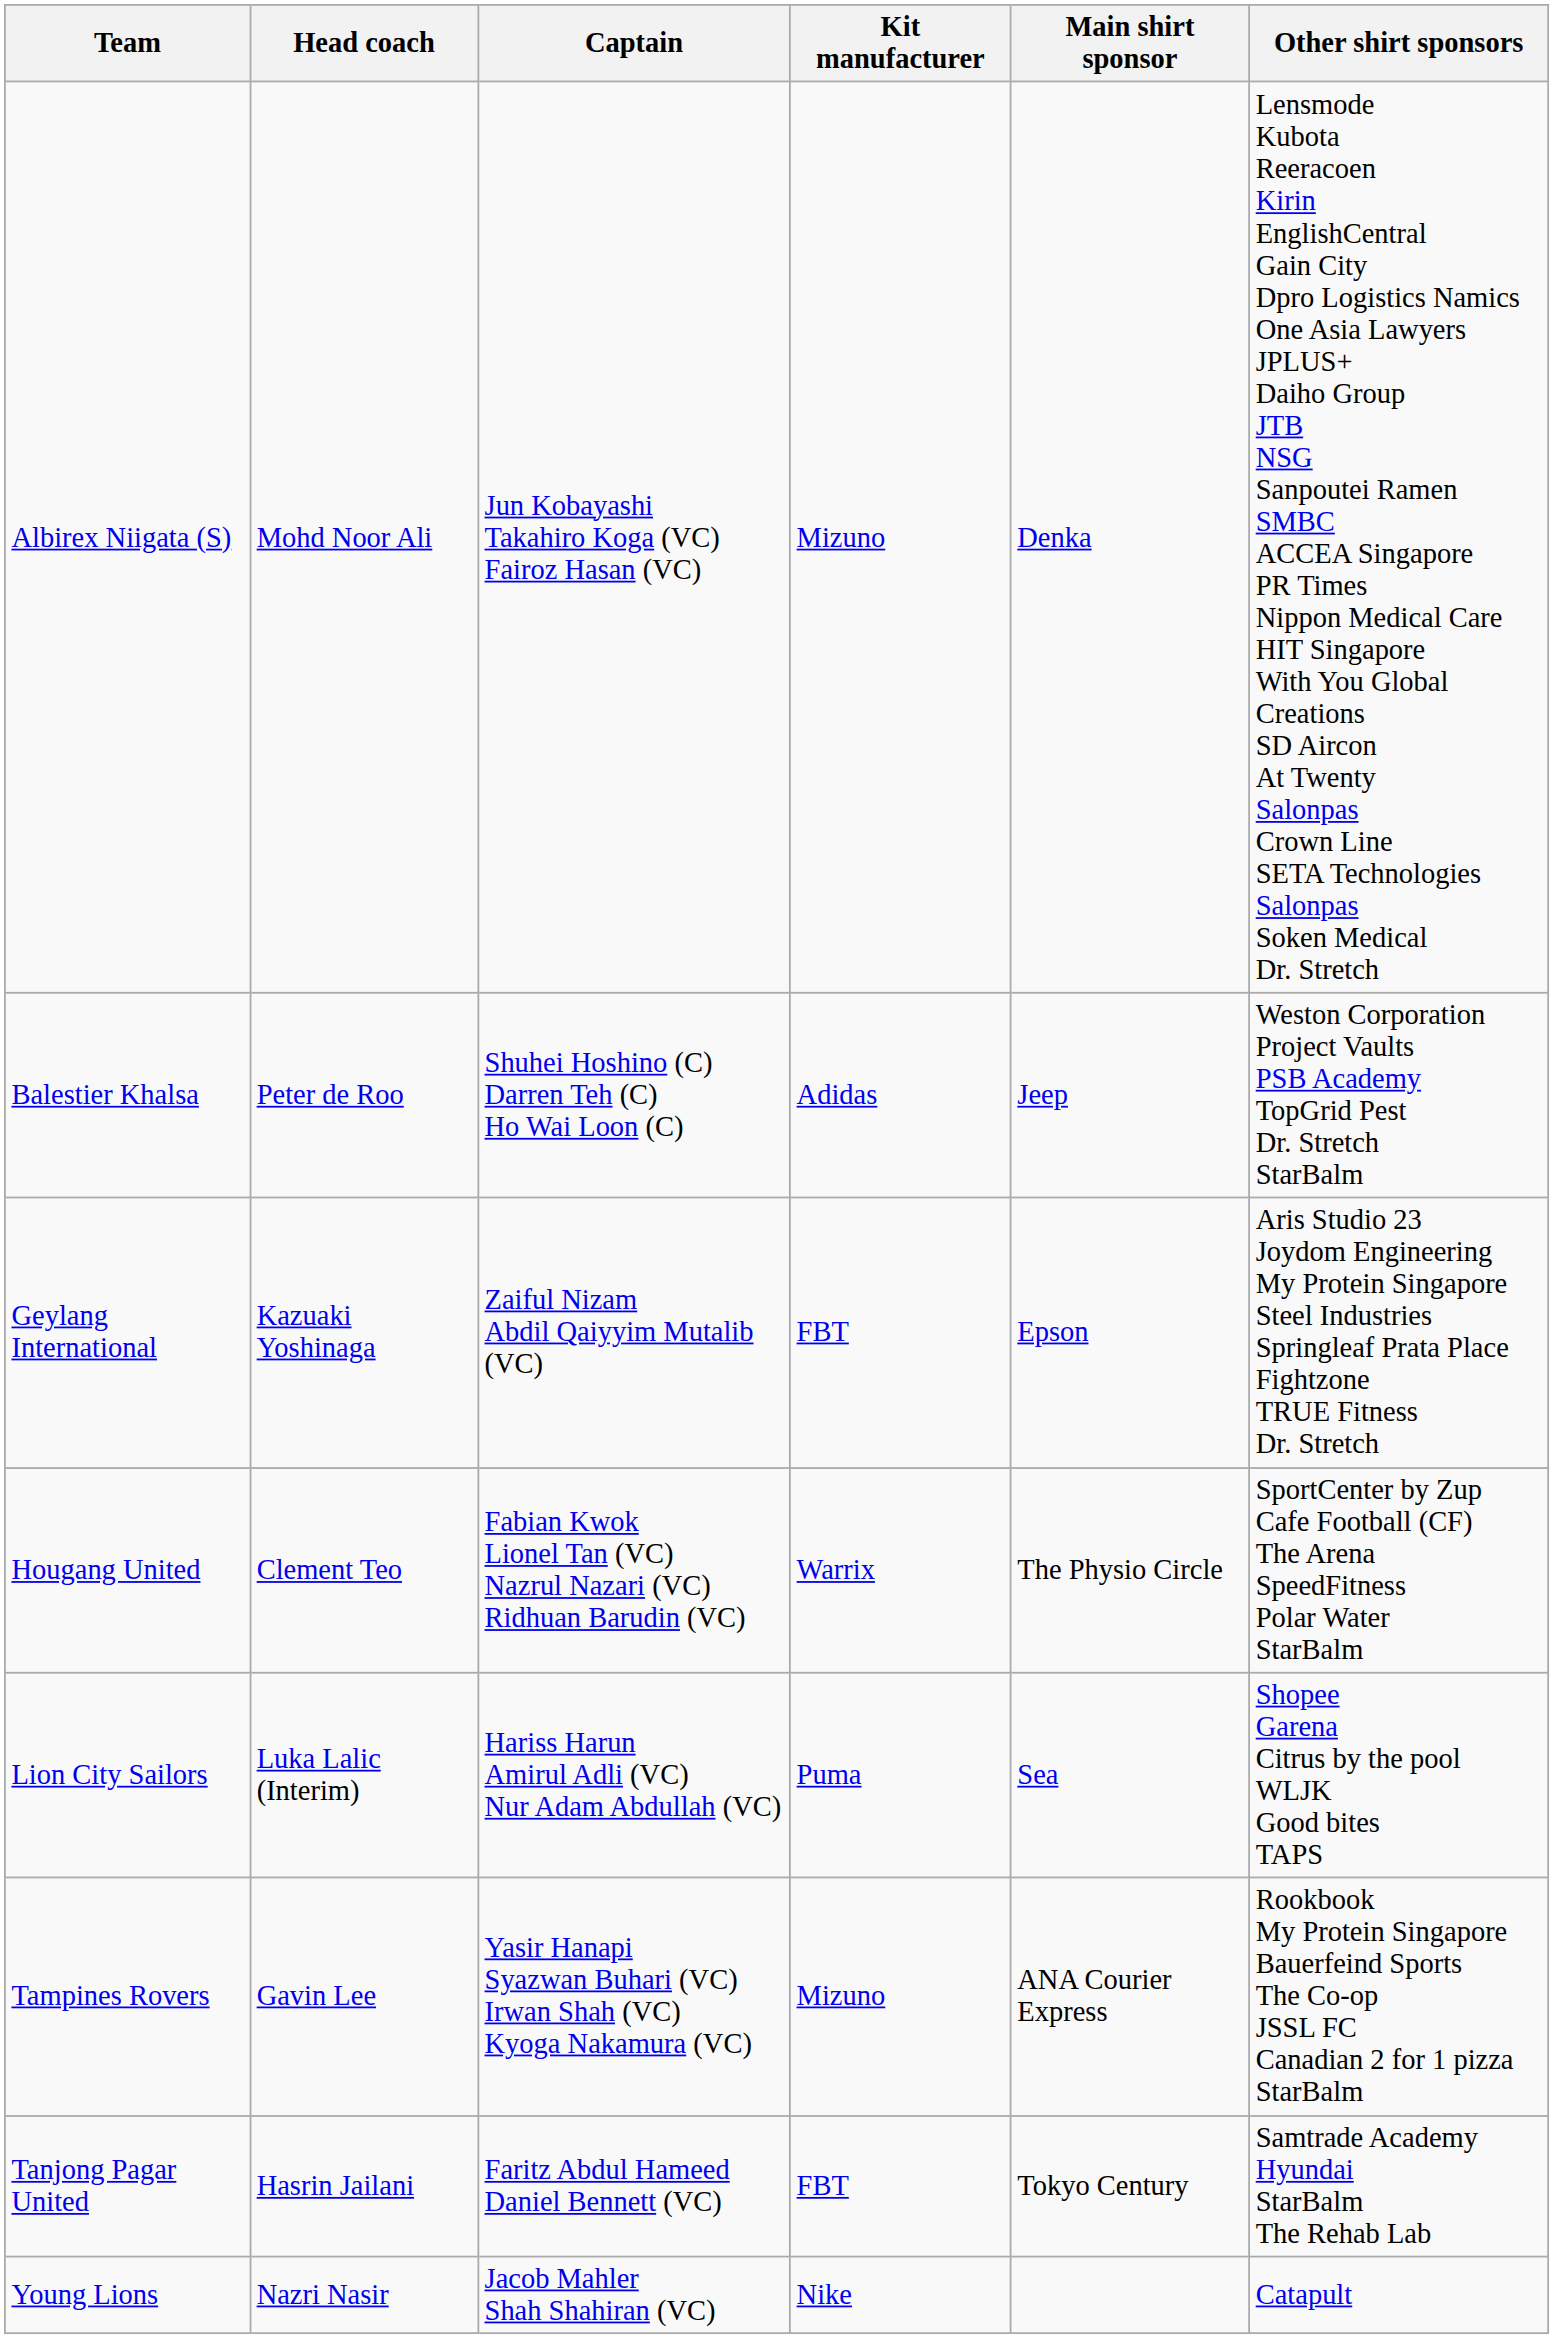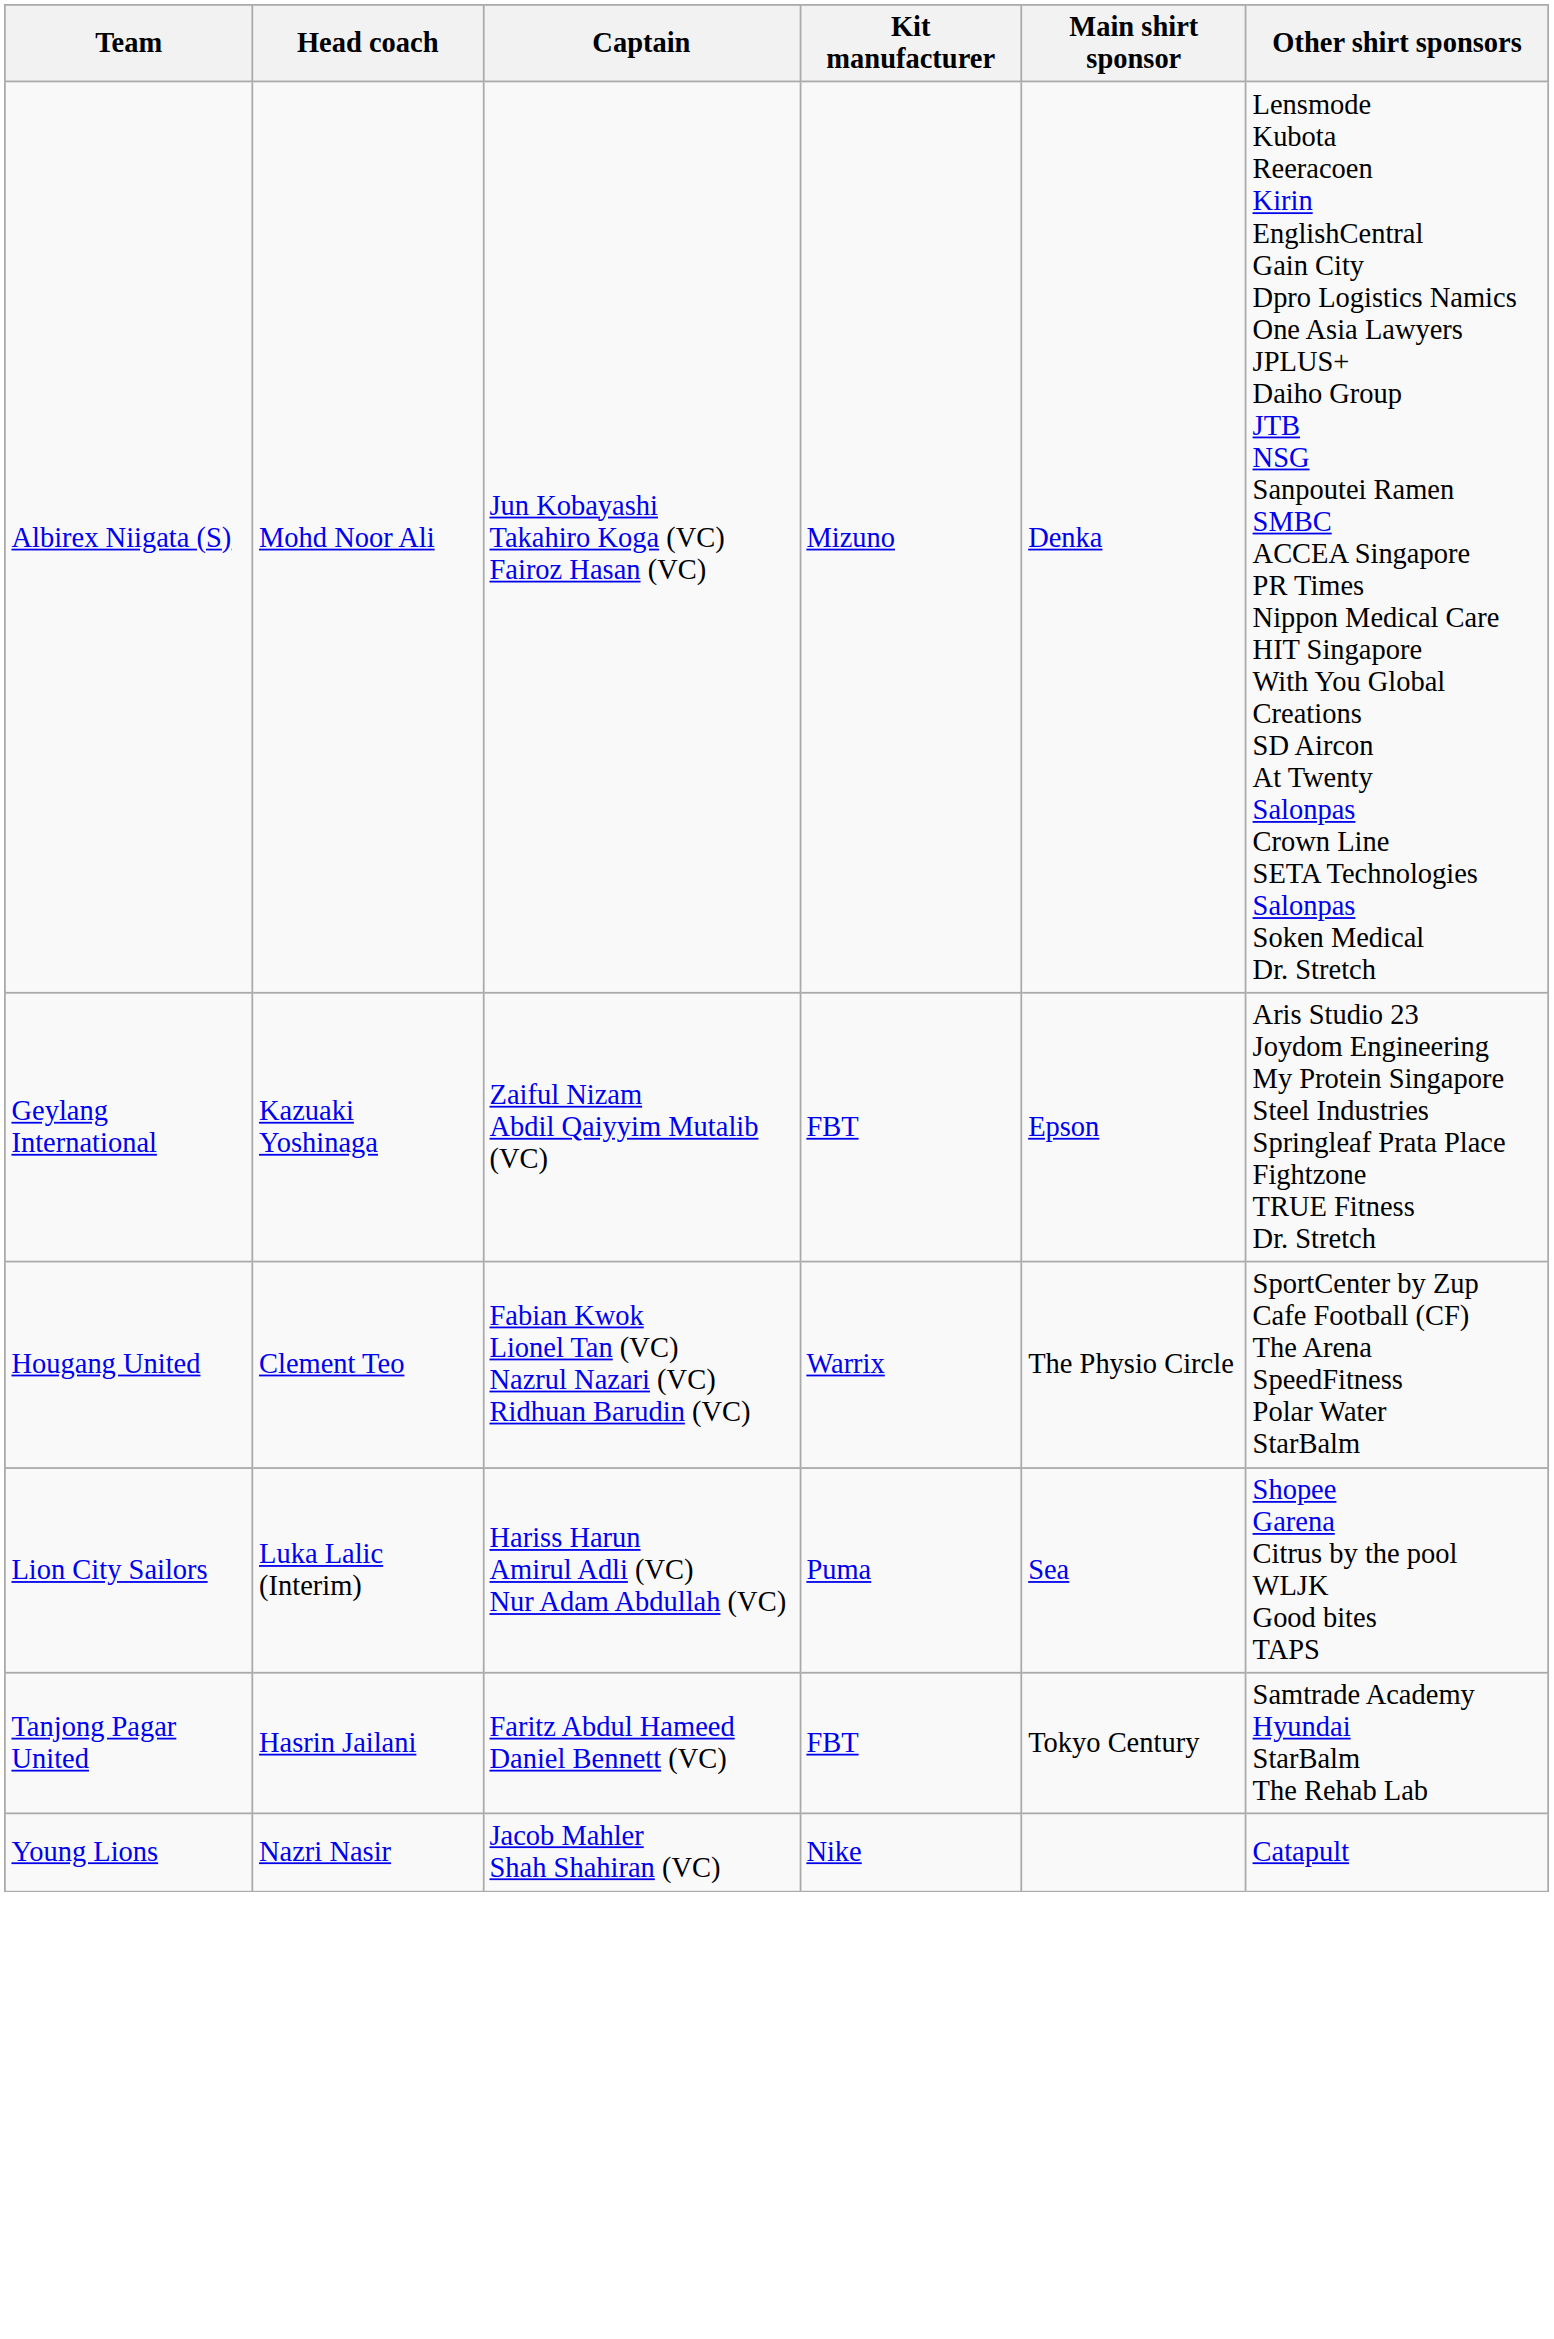- row: (105, 1094)
- row: (111, 1996)
